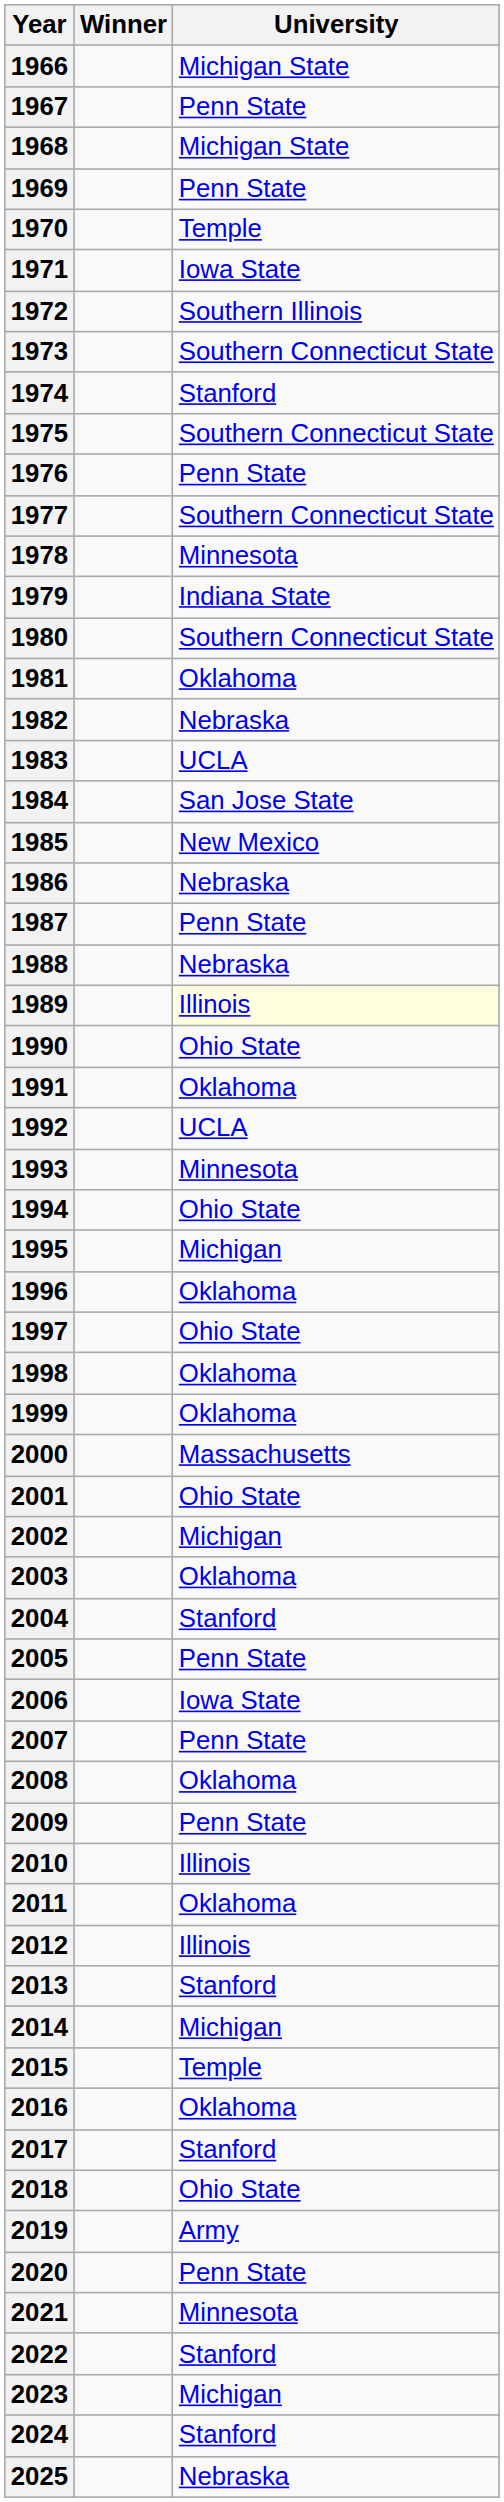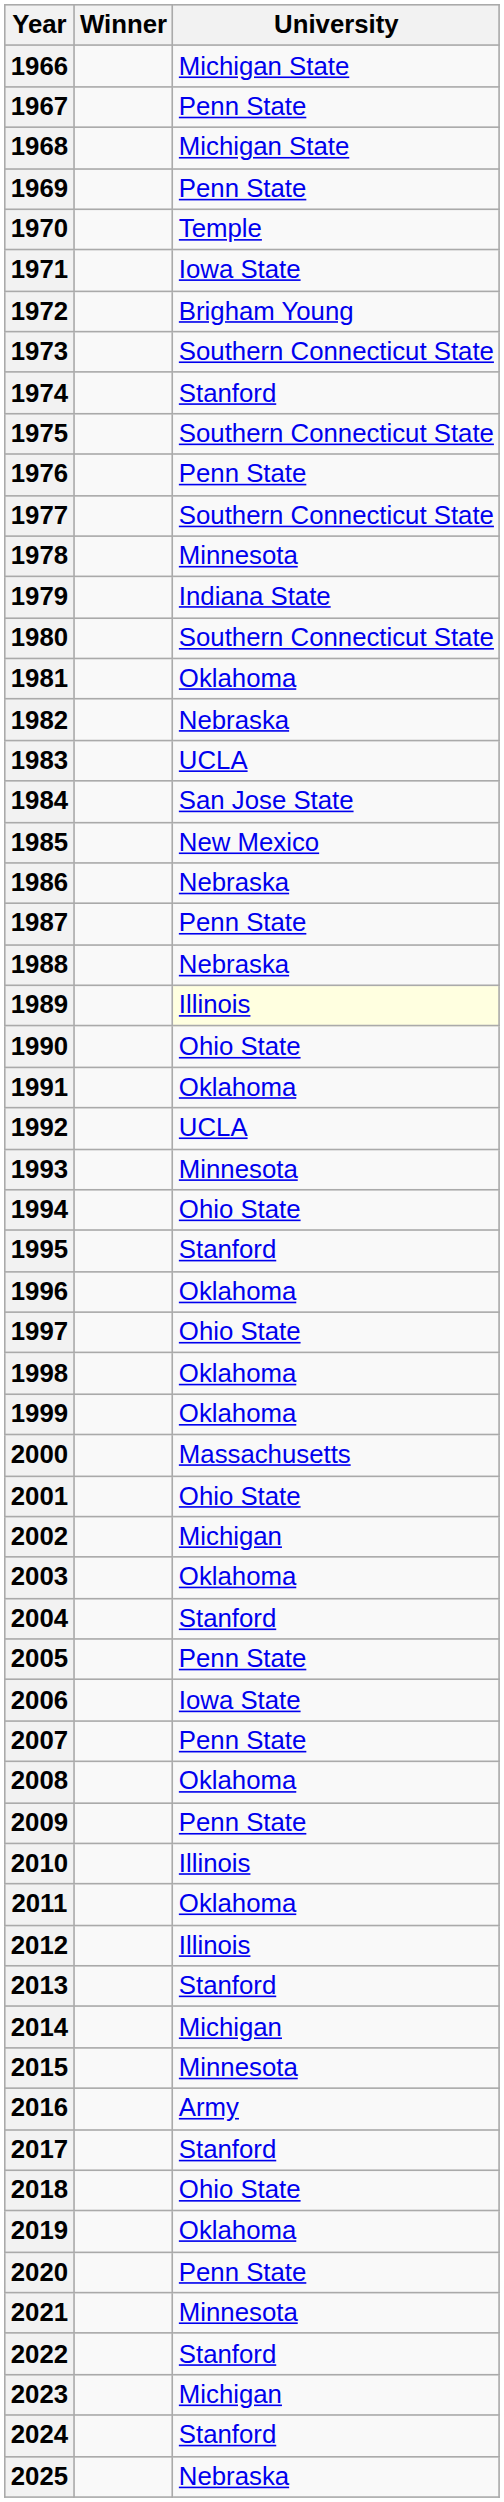(271, 310) Southern Illinois -> (266, 310) Brigham Young
(230, 1250) Michigan -> (228, 1250) Stanford
(220, 2067) Temple -> (238, 2067) Minnesota
(238, 2108) Oklahoma -> (209, 2108) Army
(209, 2231) Army -> (238, 2231) Oklahoma
